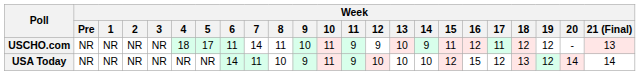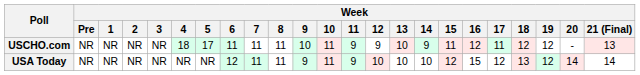(256, 45) 14 -> (256, 45) 11
(232, 62) 14 -> (232, 62) 12
(281, 62) 10 -> (281, 62) 11
